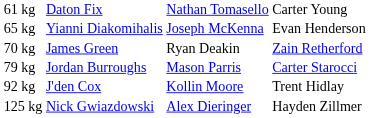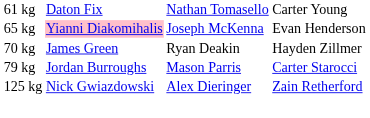(104, 28) no background -> (104, 28) pink background
(317, 48) Zain Retherford -> (317, 48) Hayden Zillmer
- row: (19, 87)
(317, 106) Hayden Zillmer -> (317, 87) Zain Retherford
